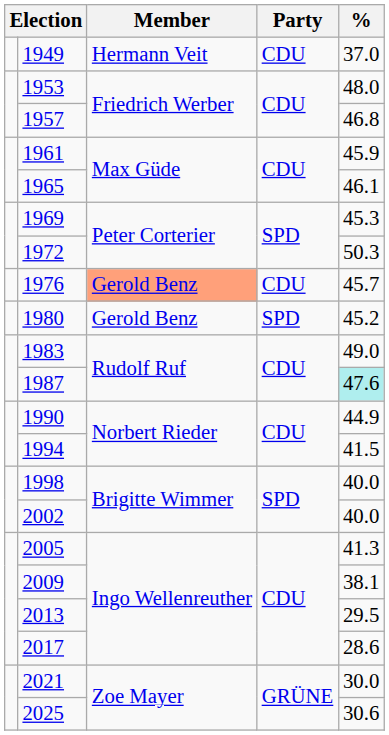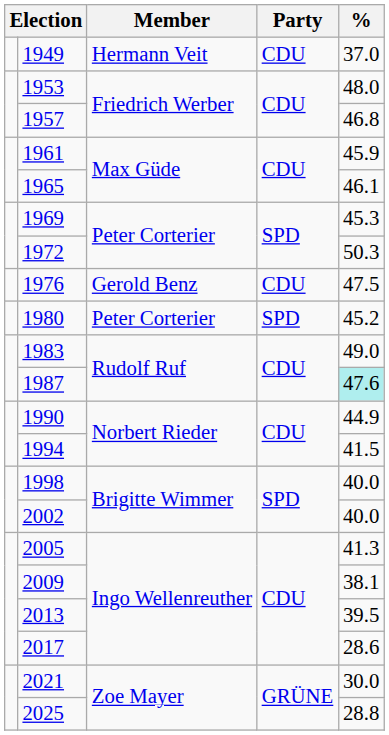(145, 284) lightsalmon background -> (145, 284) no background
(361, 284) 45.7 -> (361, 284) 47.5
(145, 317) Gerold Benz -> (153, 317) Peter Corterier
(361, 614) 29.5 -> (361, 614) 39.5
(361, 713) 30.6 -> (361, 713) 28.8
